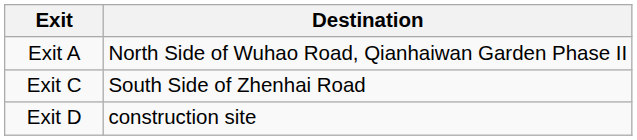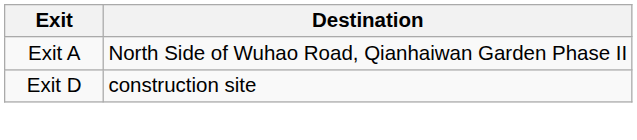- row: (54, 85)
